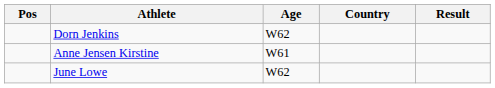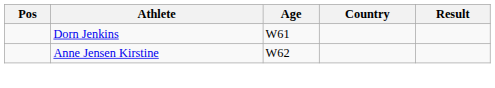(278, 33) W62 -> (278, 33) W61
(278, 53) W61 -> (278, 53) W62
- row: (80, 72)
